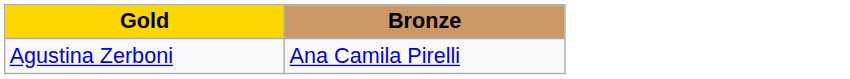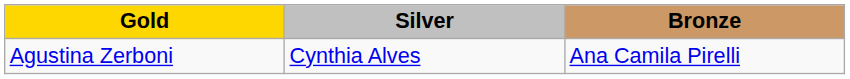+ column: (425, 21)
